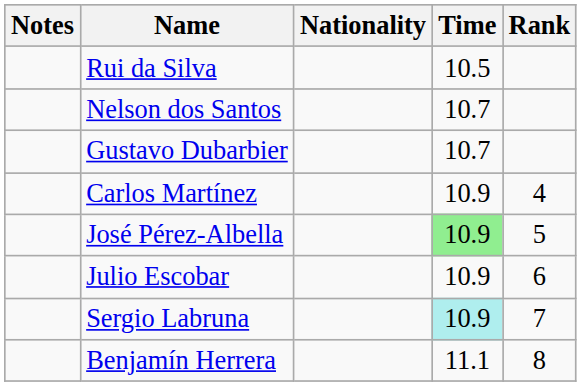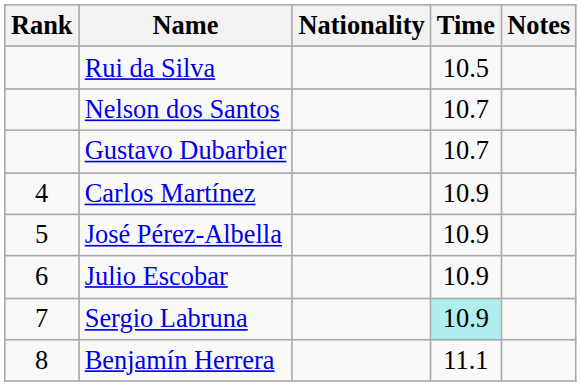columns swapped: (539, 25) <-> (42, 25)
(467, 234) lightgreen background -> (466, 234) no background
